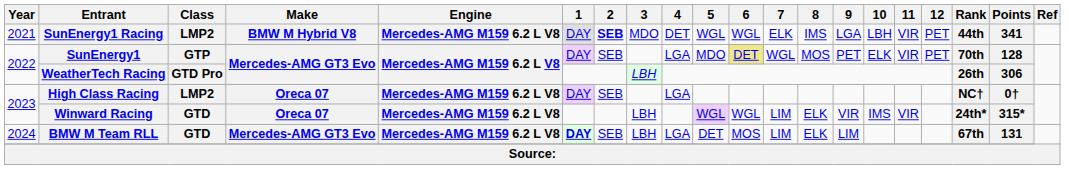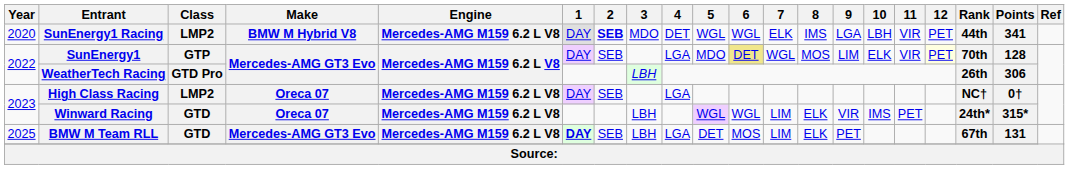(22, 34) 2021 -> (22, 34) 2020
(849, 54) PET -> (849, 54) LIM
(937, 54) no background -> (941, 54) lightyellow background
(908, 114) VIR -> (910, 114) PET
(22, 134) 2024 -> (22, 134) 2025
(849, 134) LIM -> (849, 134) PET
